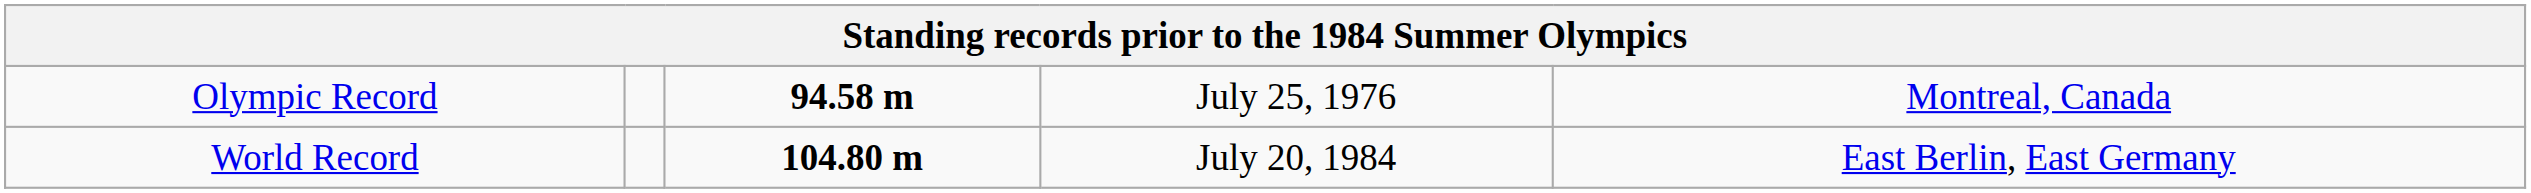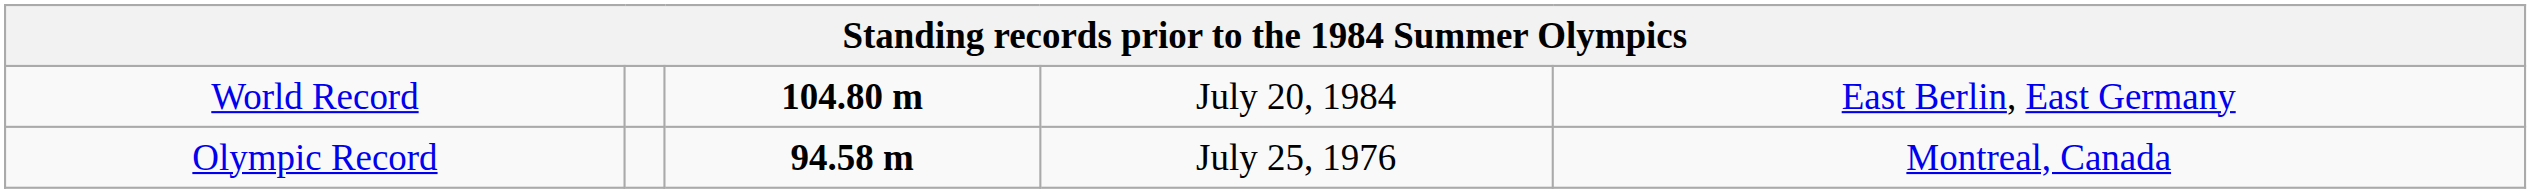rows swapped: (315, 156) <-> (315, 95)
